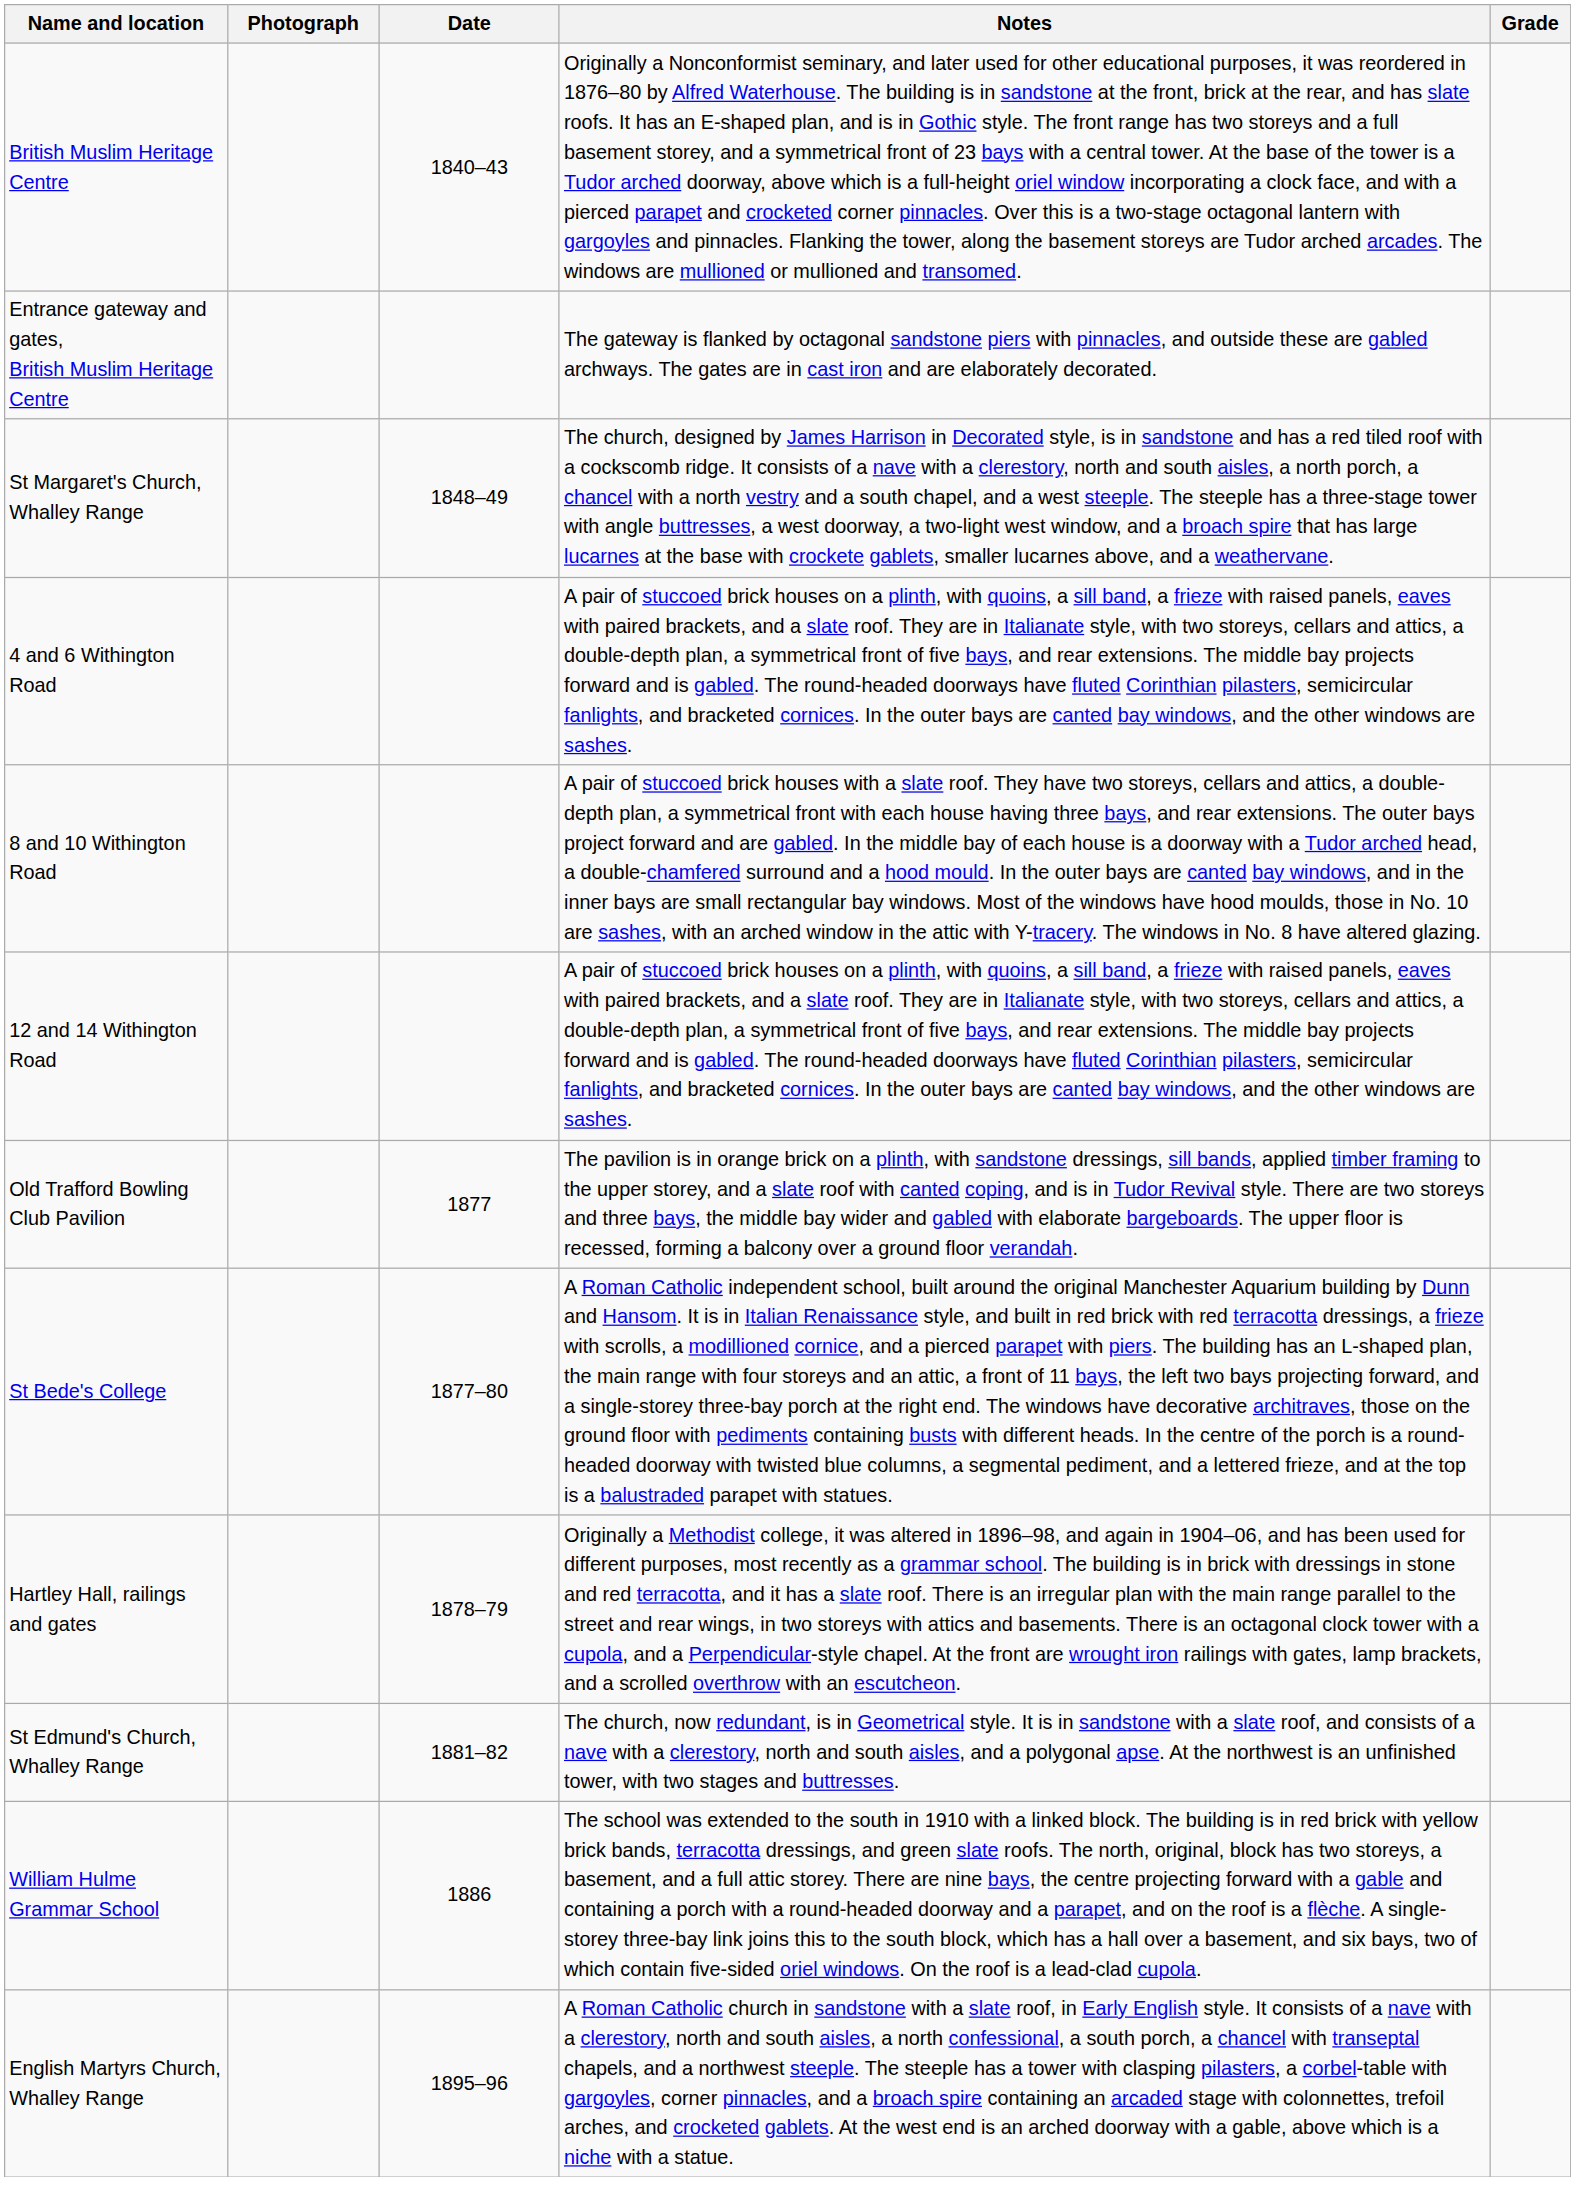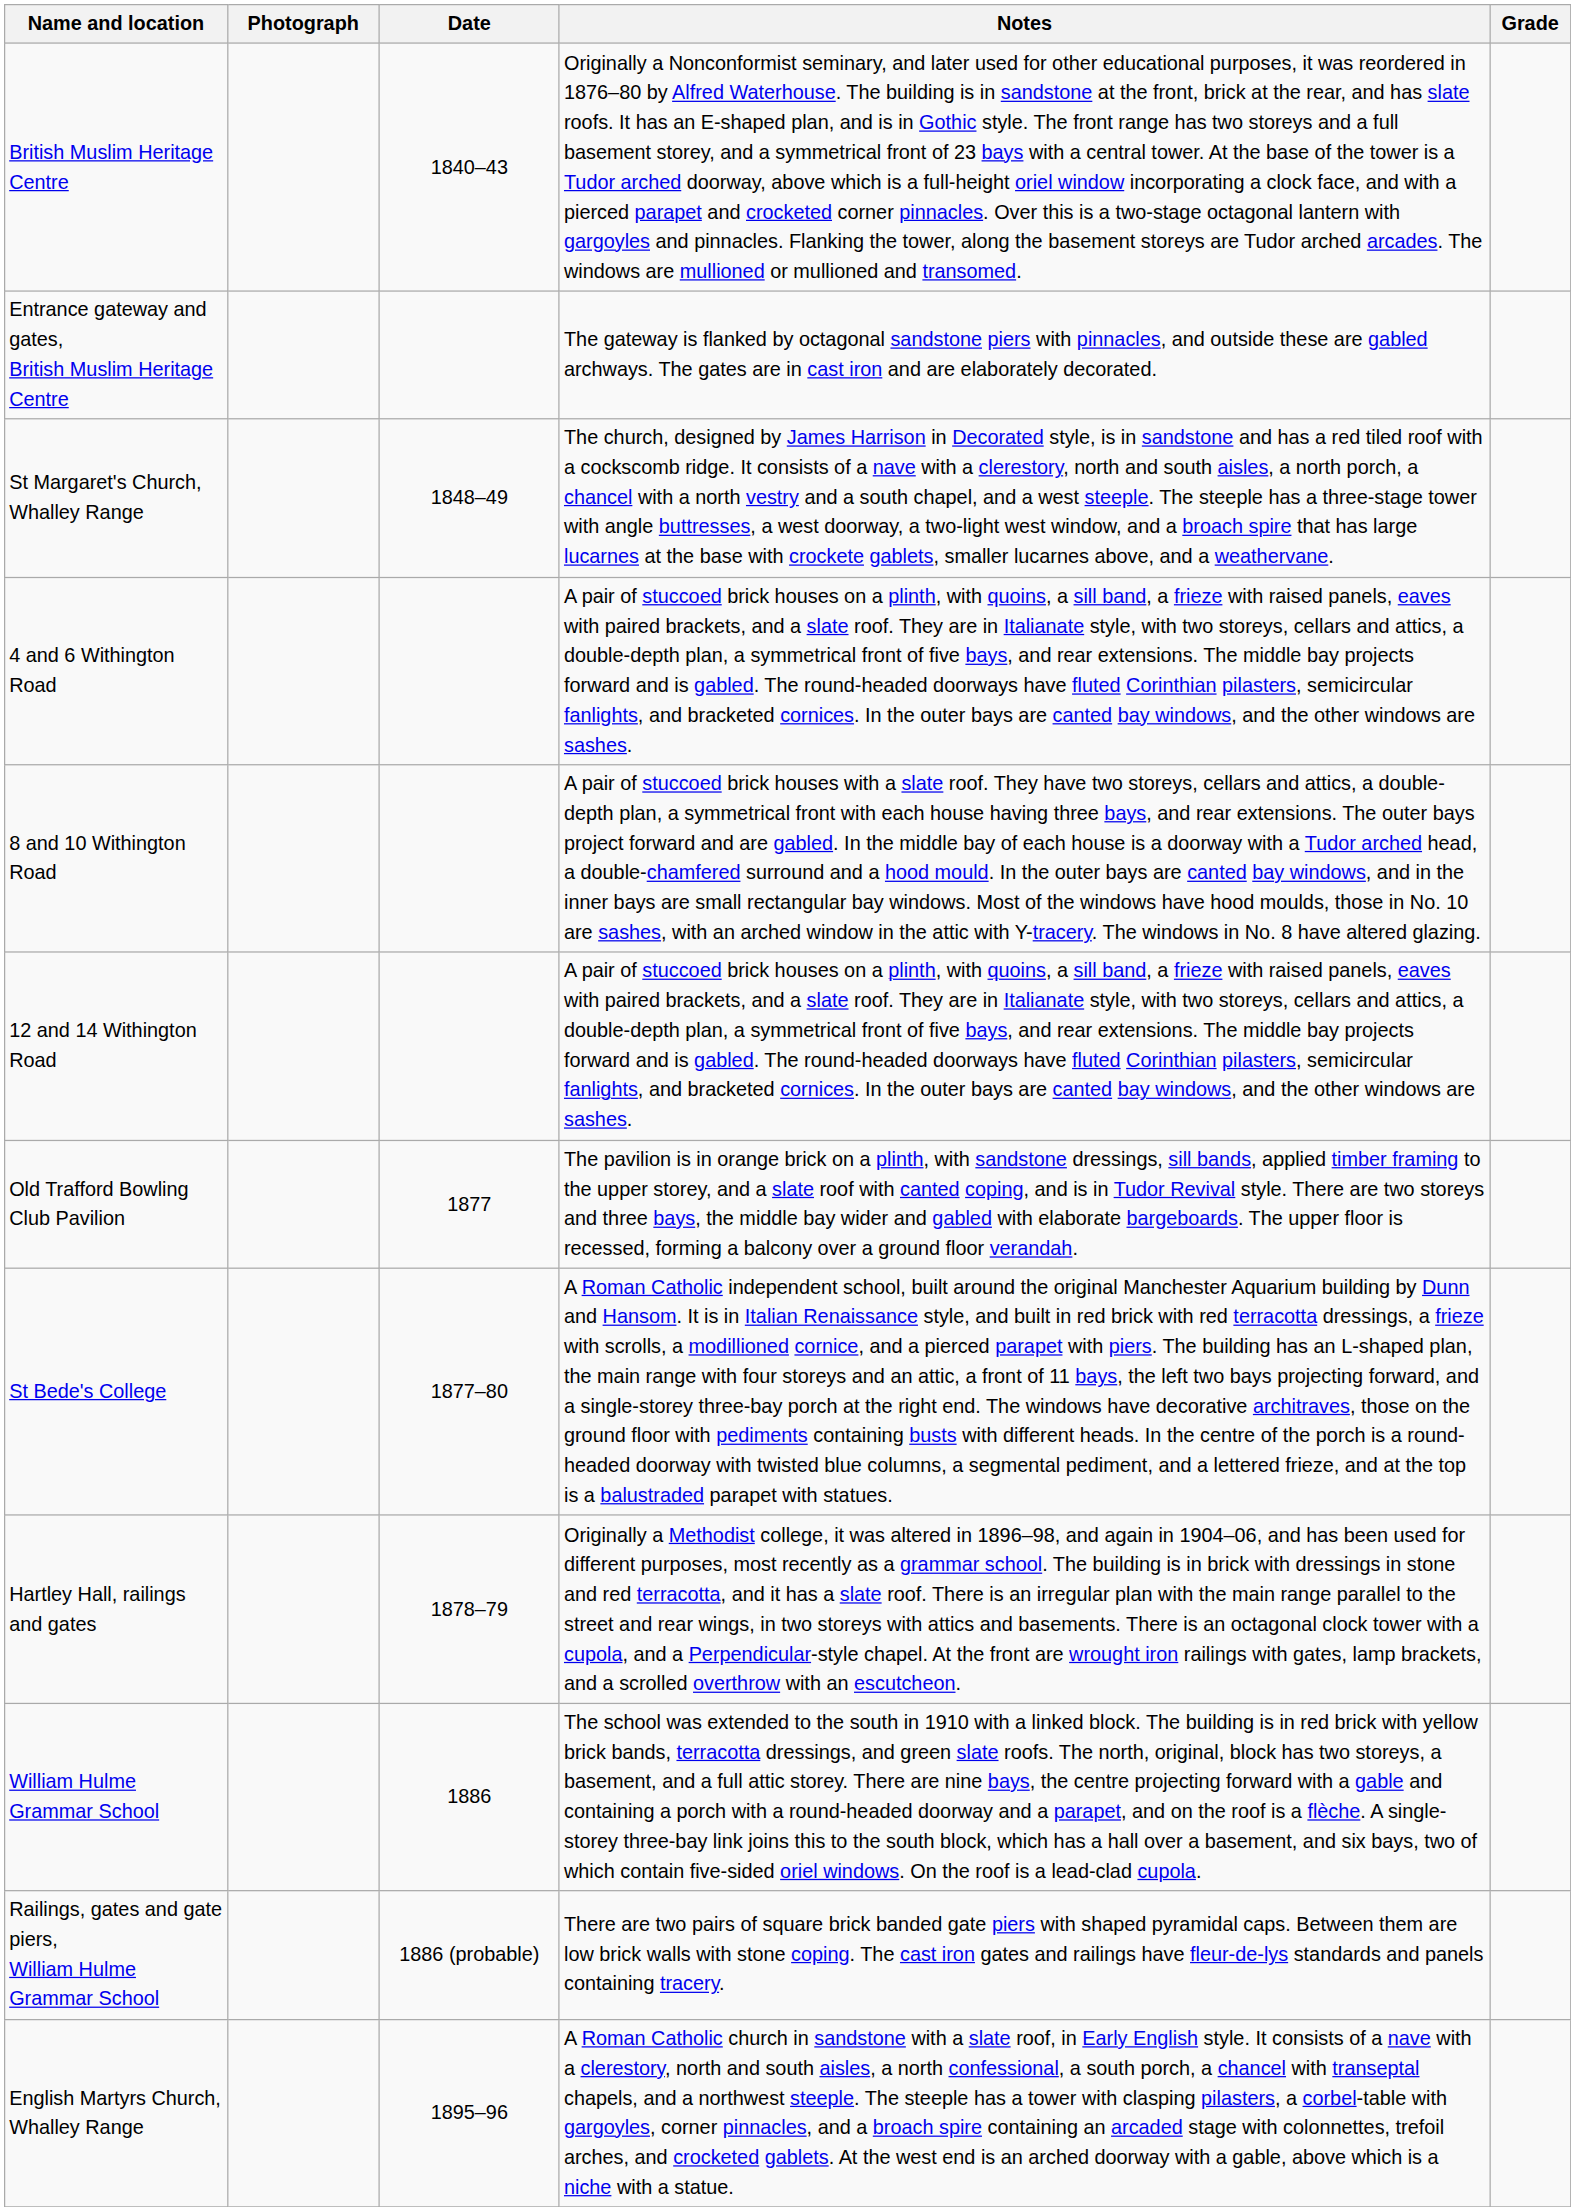- row: (103, 1752)
+ row: (116, 1954)
